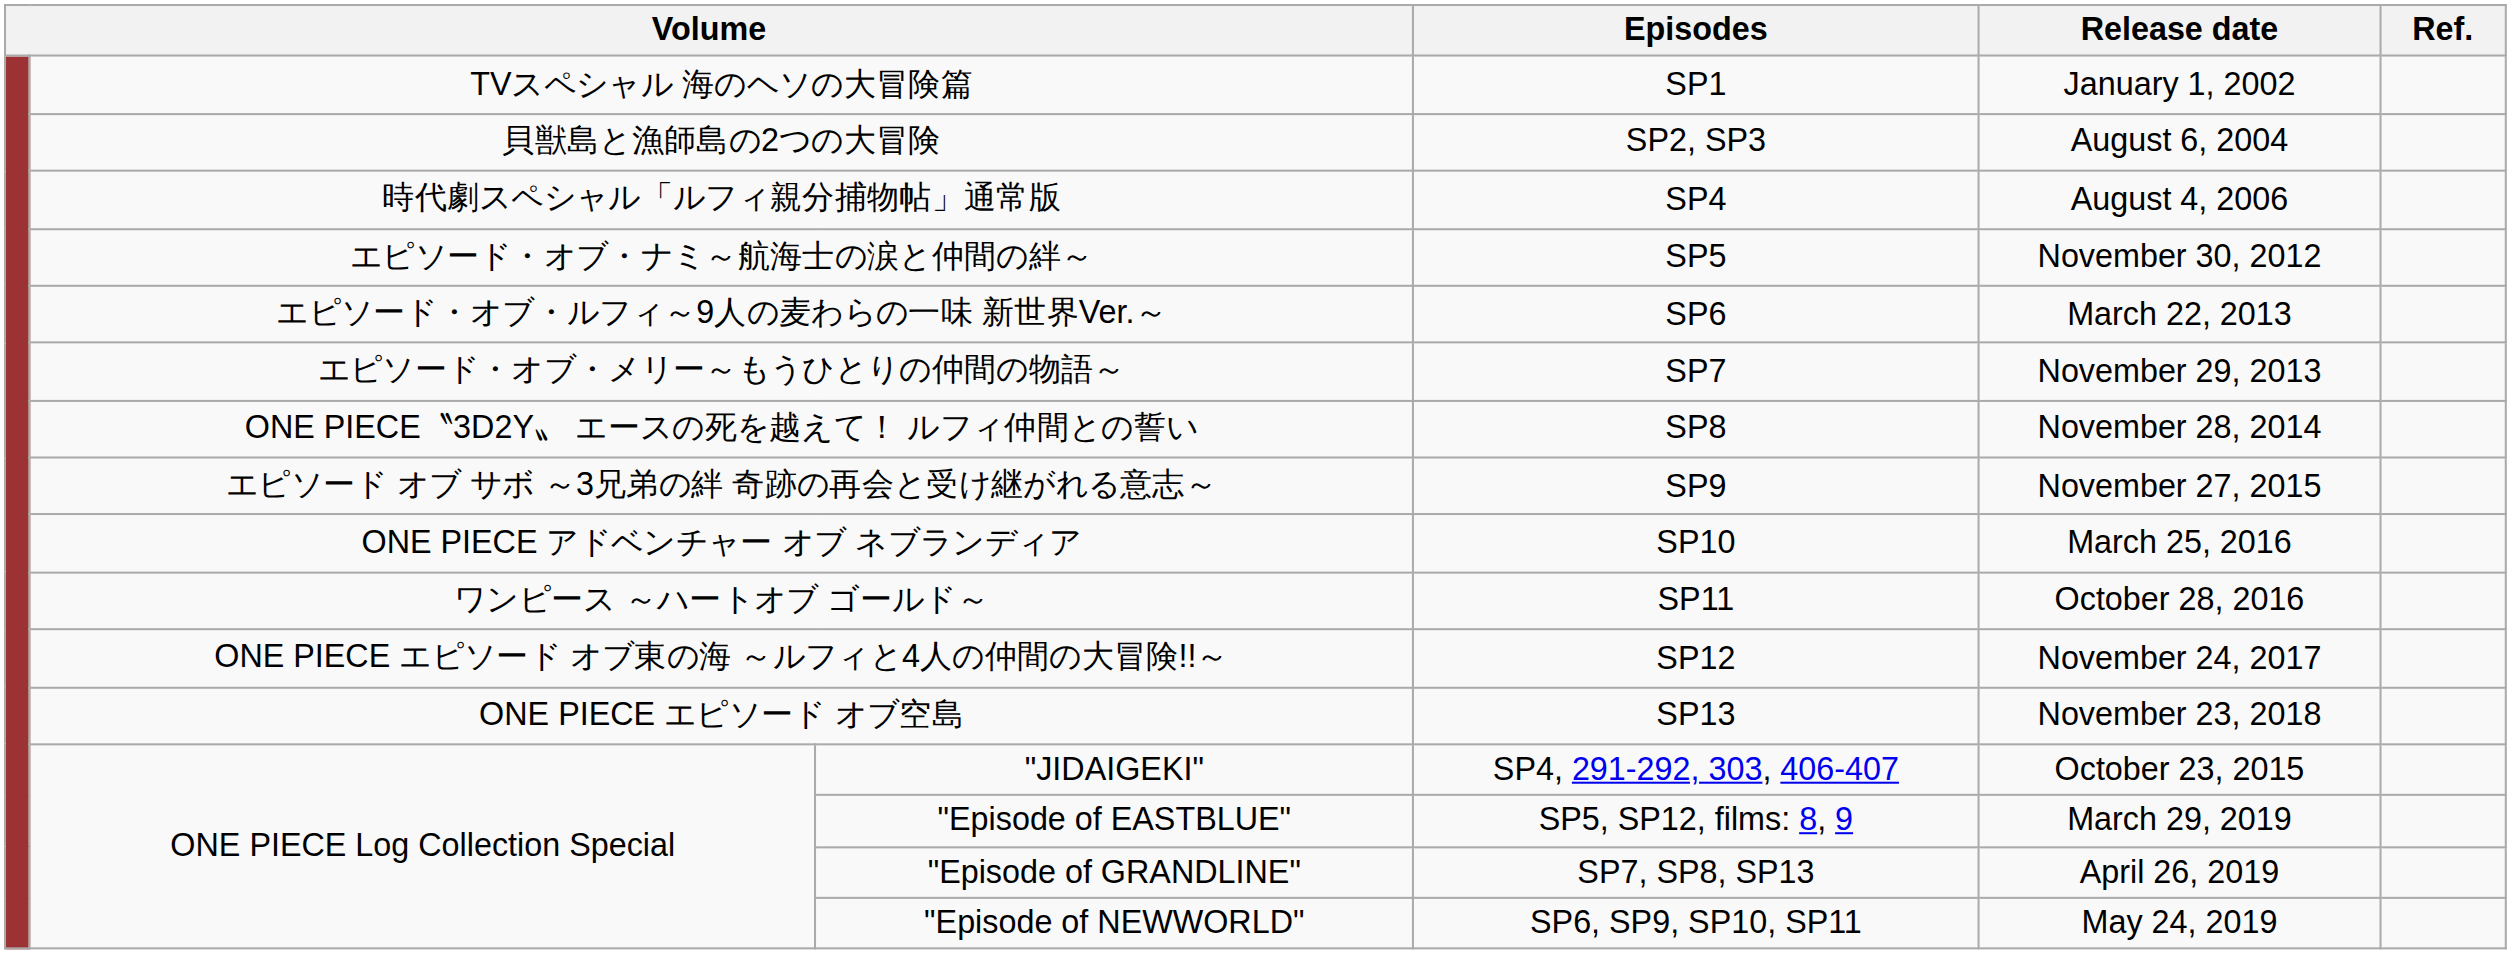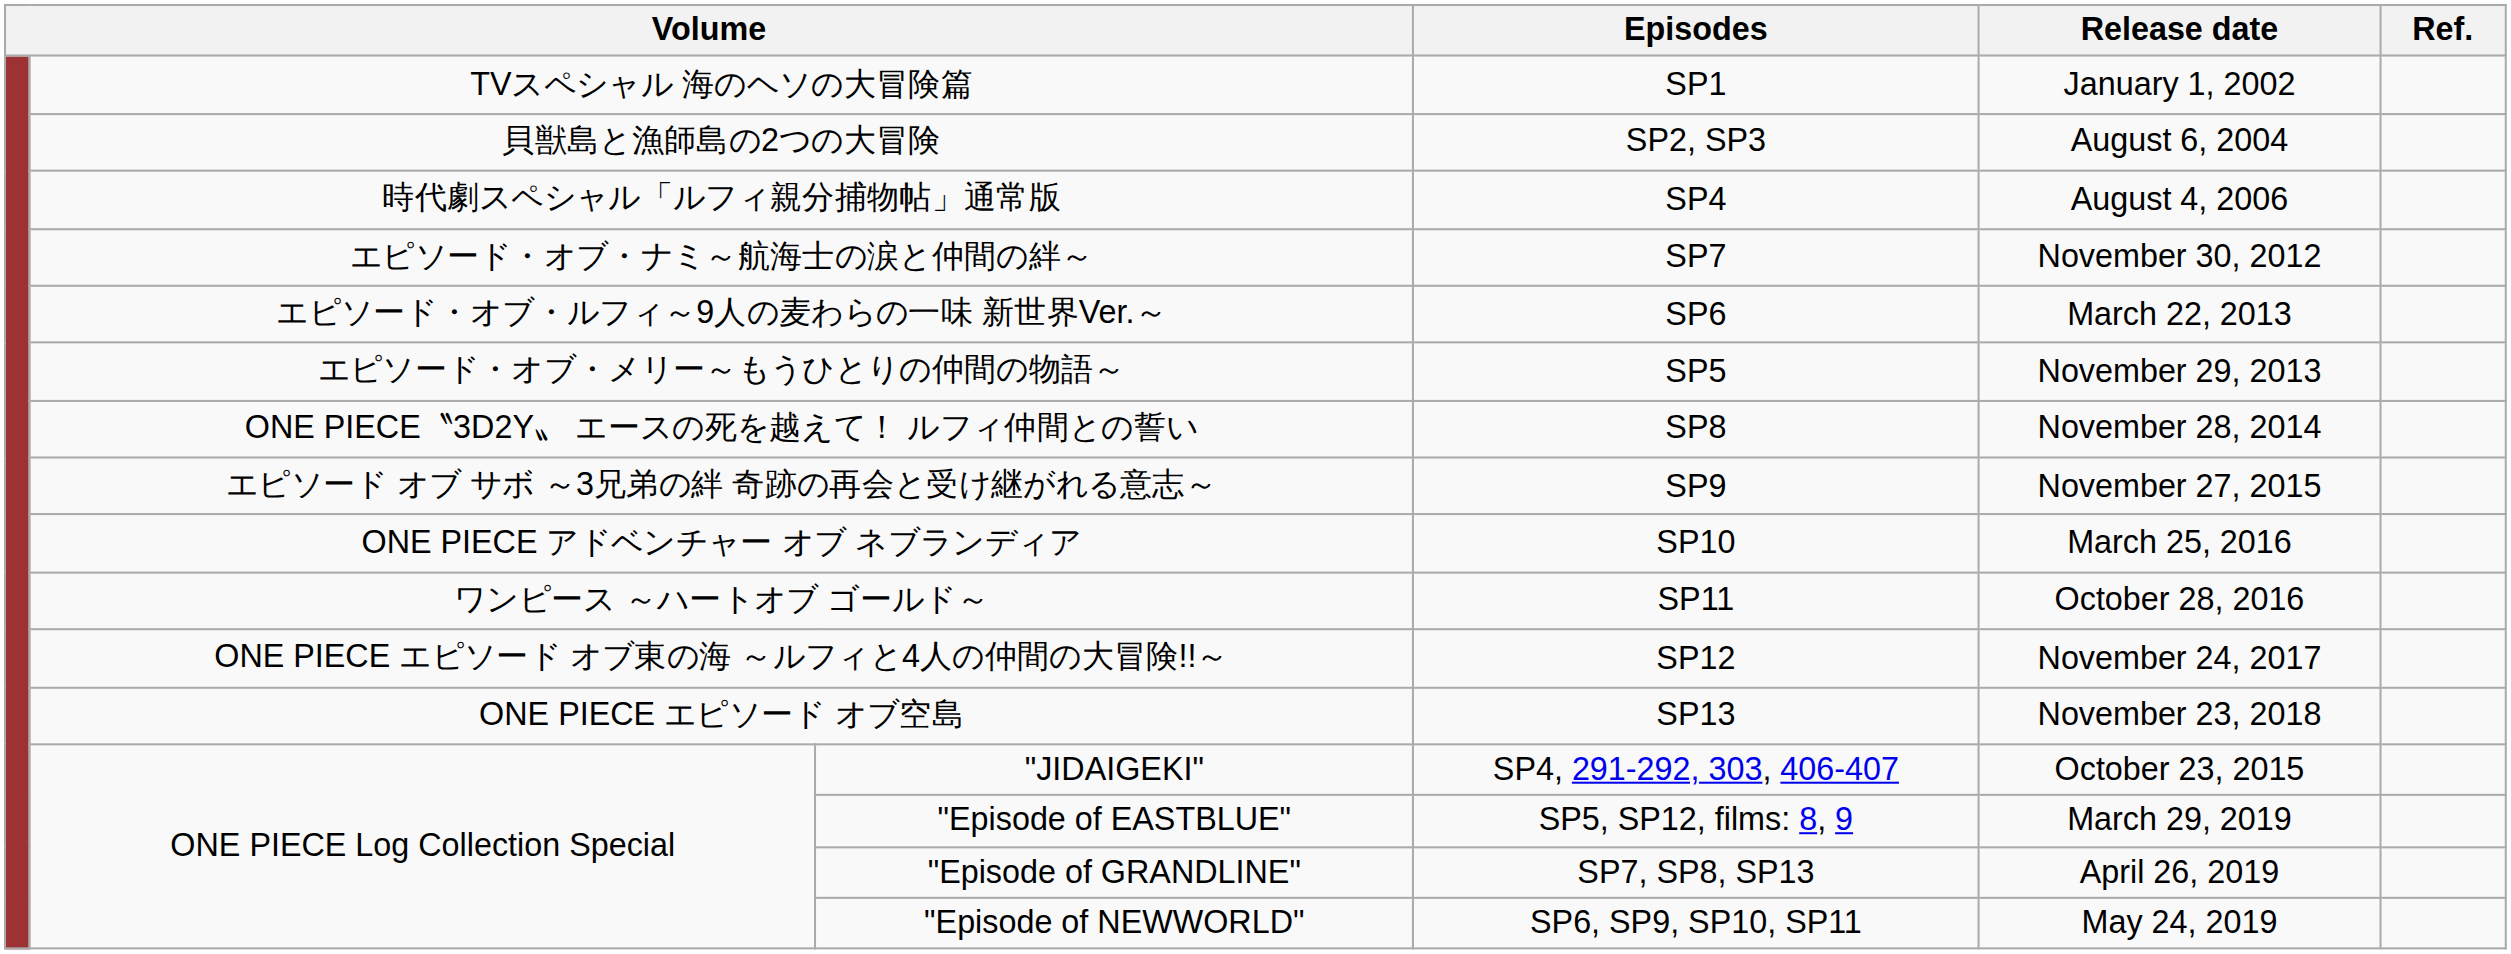(1696, 256) SP5 -> (1696, 256) SP7
(1696, 371) SP7 -> (1696, 371) SP5
